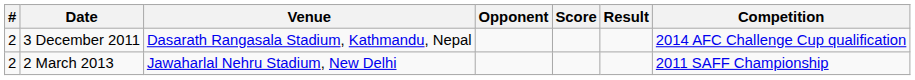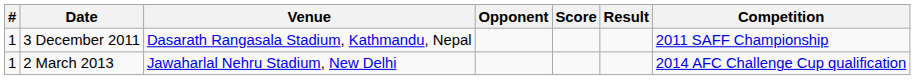(12, 40) 2 -> (12, 40) 1
(781, 40) 2014 AFC Challenge Cup qualification -> (742, 40) 2011 SAFF Championship
(12, 63) 2 -> (12, 63) 1
(742, 63) 2011 SAFF Championship -> (781, 63) 2014 AFC Challenge Cup qualification
